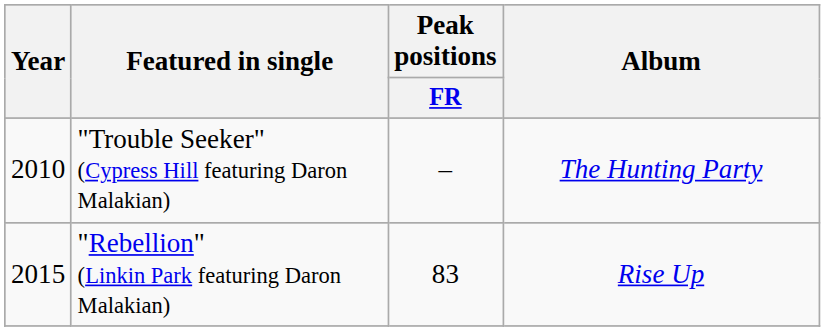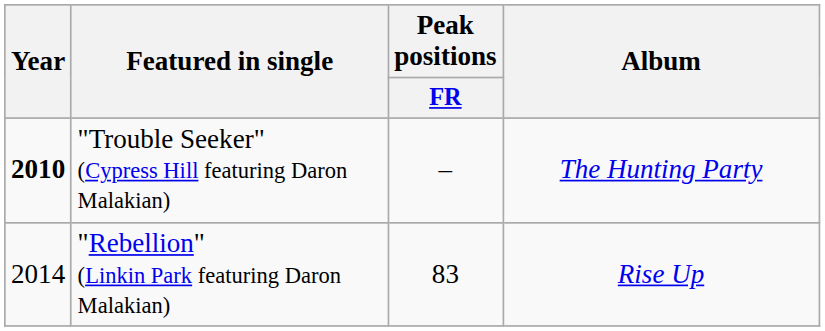(38, 169) normal -> (38, 169) bold
(38, 273) 2015 -> (38, 273) 2014
